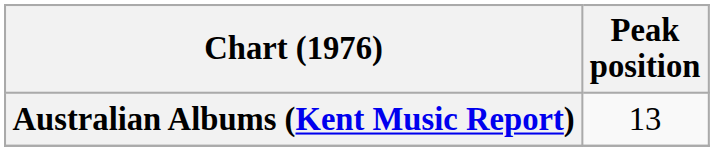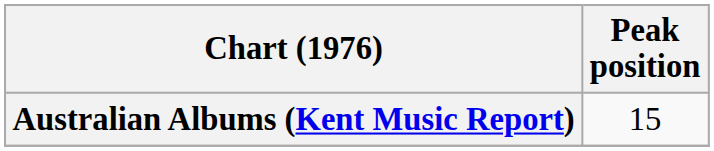(645, 118) 13 -> (645, 118) 15
